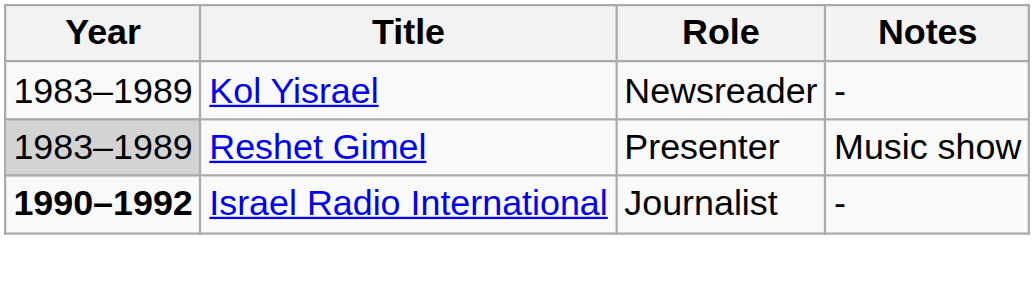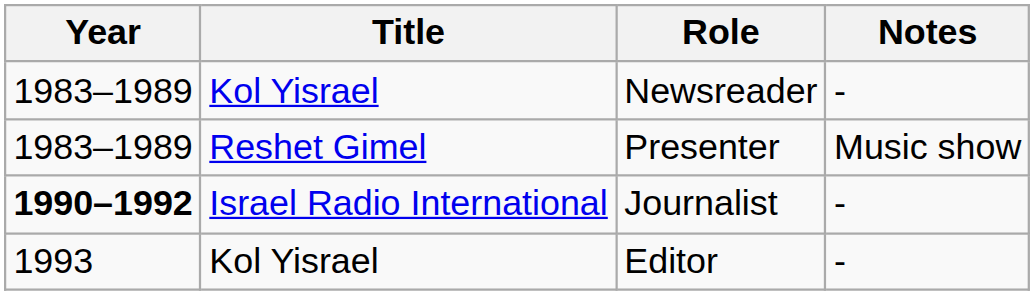(103, 146) lightgrey background -> (103, 146) no background
+ row: (671, 260)
